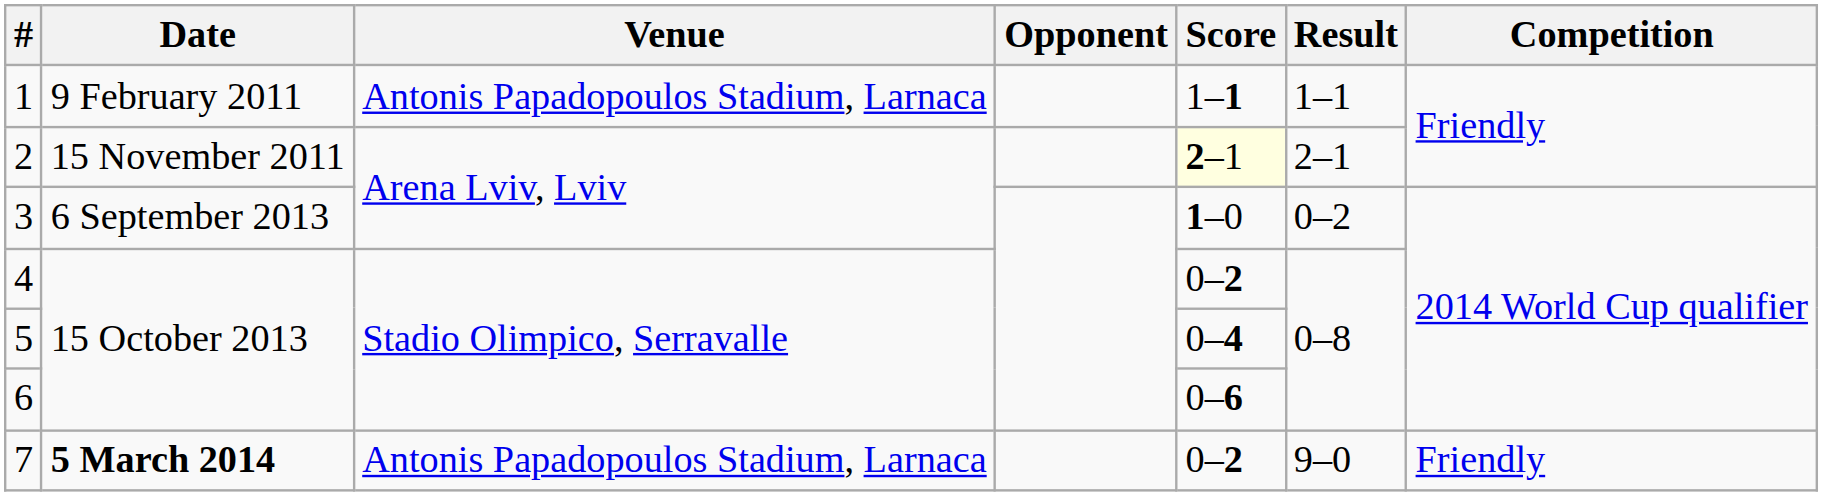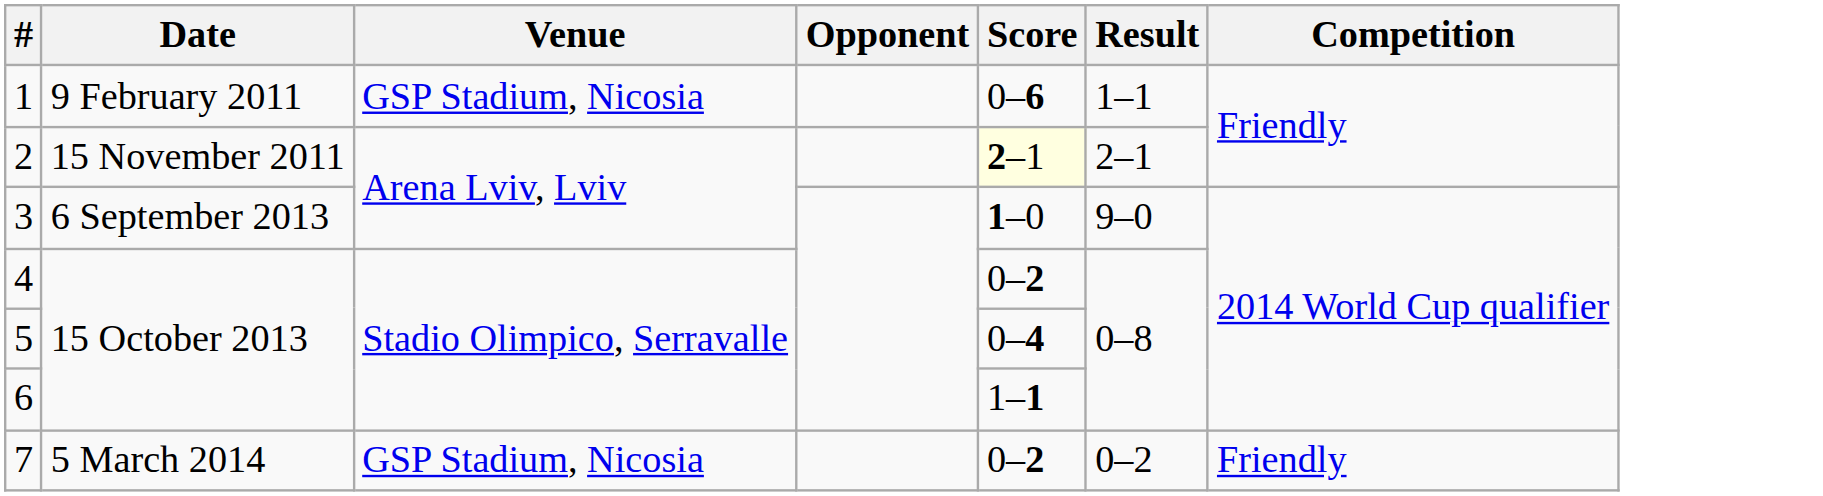(674, 95) Antonis Papadopoulos Stadium, Larnaca -> (533, 95) GSP Stadium, Nicosia
(1214, 95) 1–1 -> (1016, 95) 0–6
(1323, 216) 0–2 -> (1124, 216) 9–0
(1214, 398) 0–6 -> (1016, 398) 1–1
(163, 459) bold -> (158, 459) normal
(674, 459) Antonis Papadopoulos Stadium, Larnaca -> (533, 459) GSP Stadium, Nicosia
(1323, 459) 9–0 -> (1124, 459) 0–2
